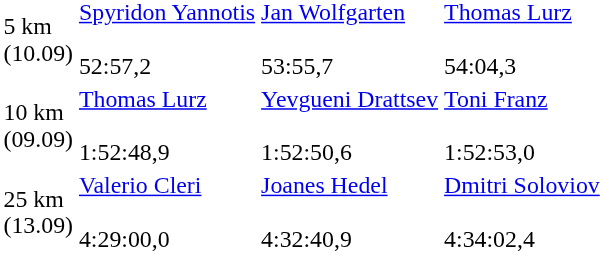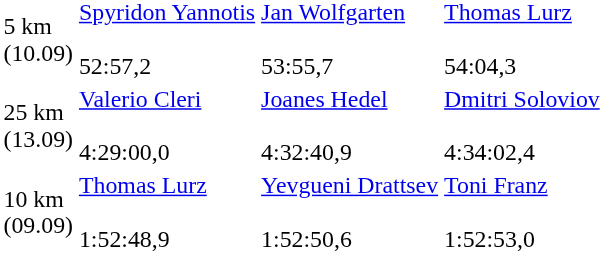rows swapped: (38, 125) <-> (38, 212)
